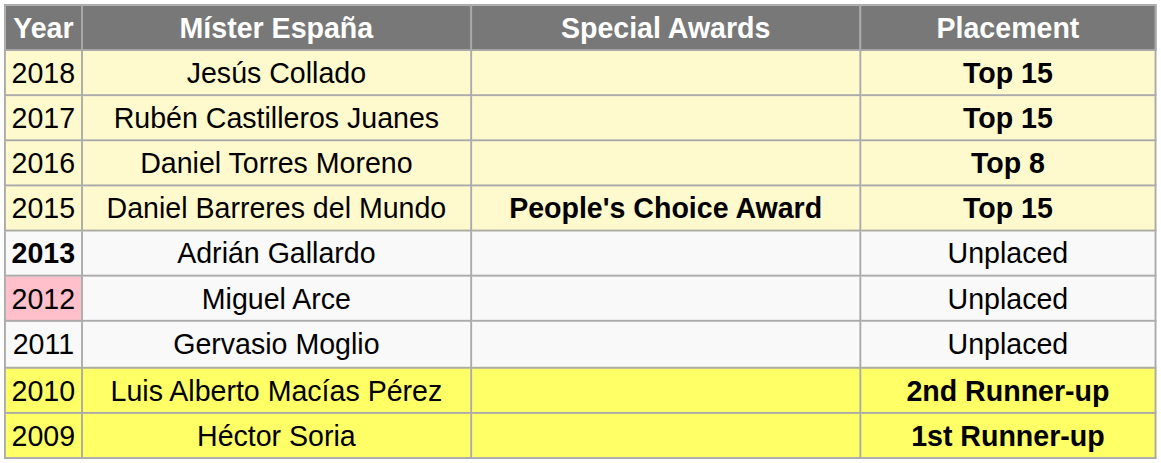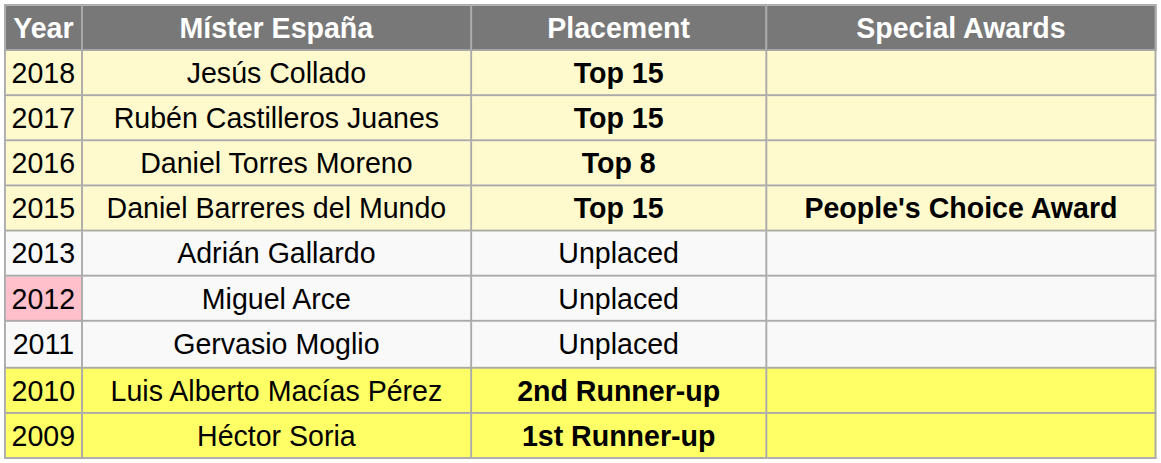columns swapped: (1008, 28) <-> (666, 28)
(43, 254) bold -> (43, 254) normal
